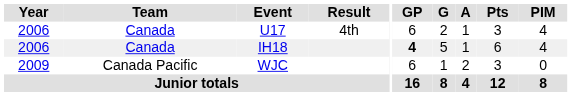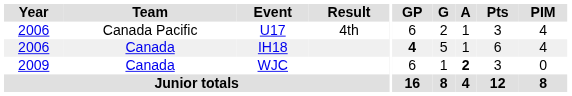(150, 30) Canada -> (150, 30) Canada Pacific
(150, 65) Canada Pacific -> (150, 65) Canada
(466, 65) normal -> (466, 65) bold
